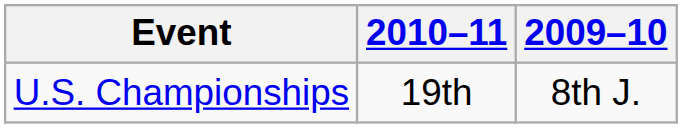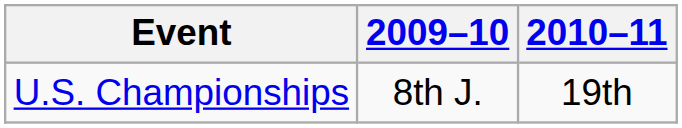columns swapped: (596, 33) <-> (437, 33)
